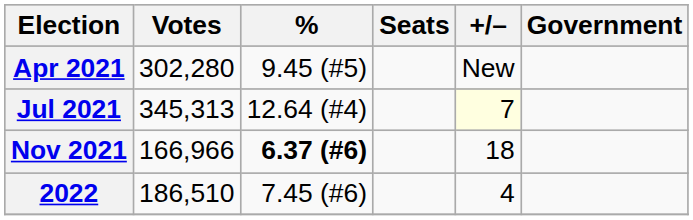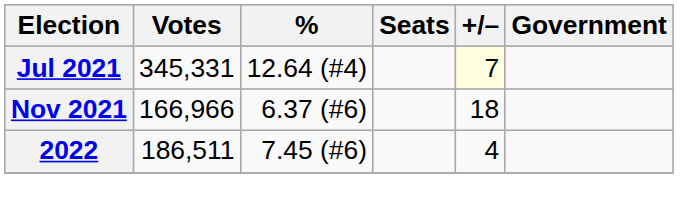- row: (69, 67)
(187, 109) 345,313 -> (187, 67) 345,331
(314, 151) bold -> (314, 109) normal
(187, 192) 186,510 -> (188, 151) 186,511
